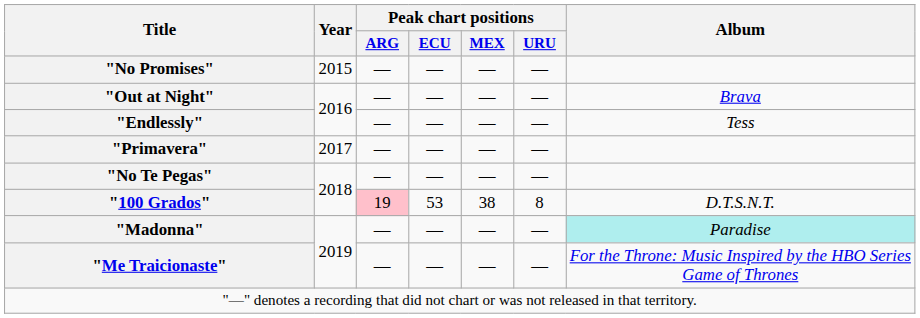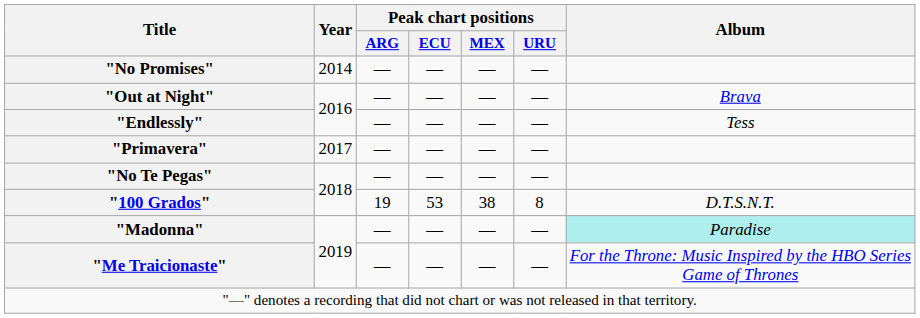(335, 69) 2015 -> (335, 69) 2014
(382, 202) pink background -> (382, 202) no background
